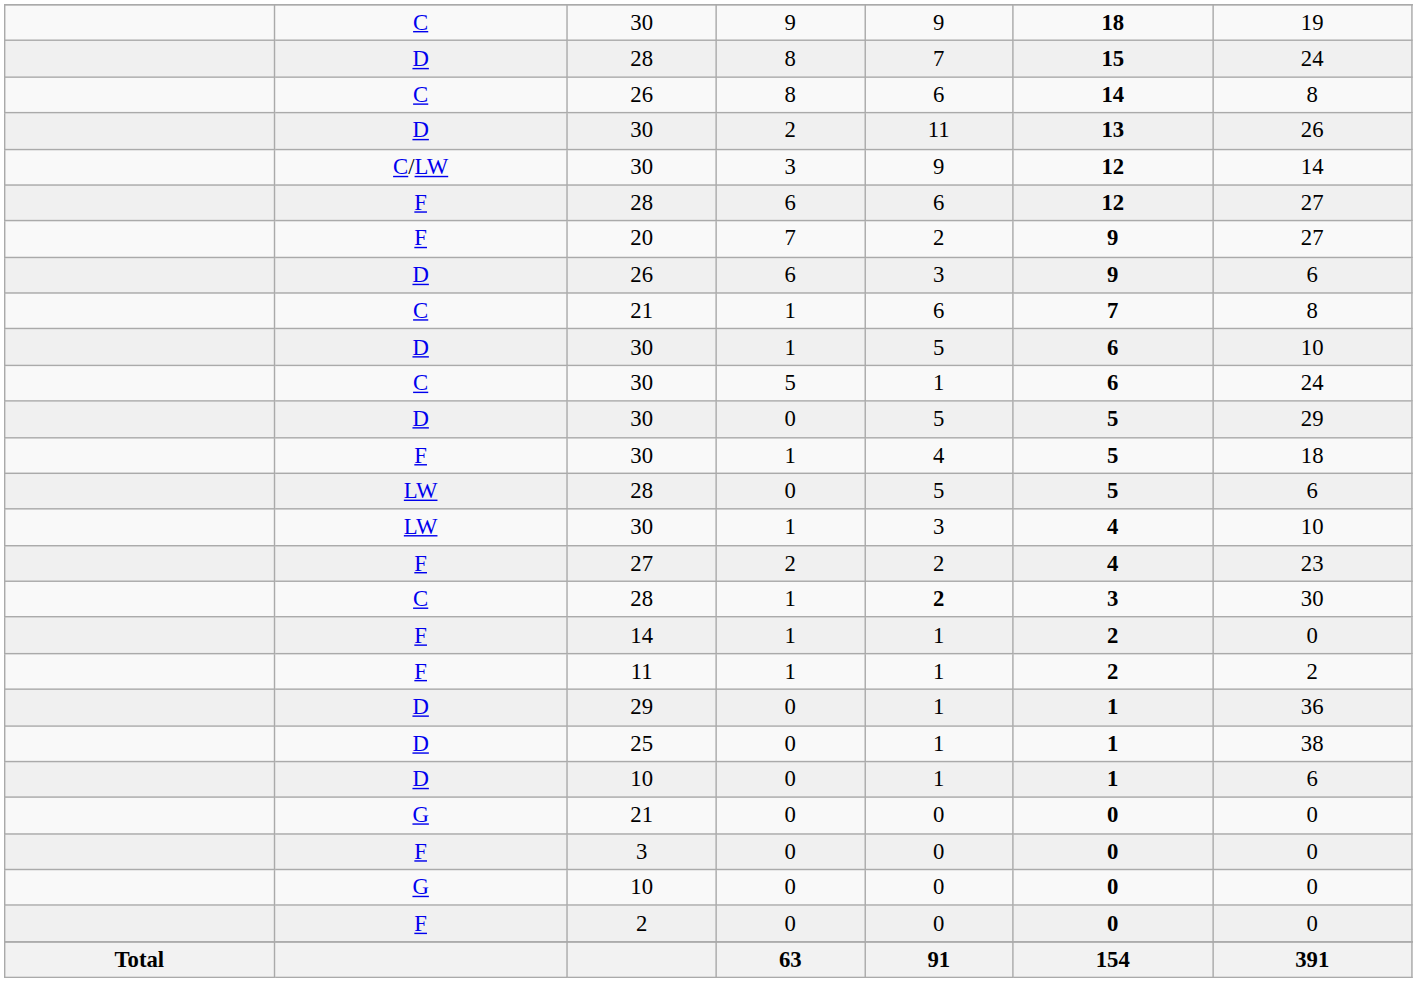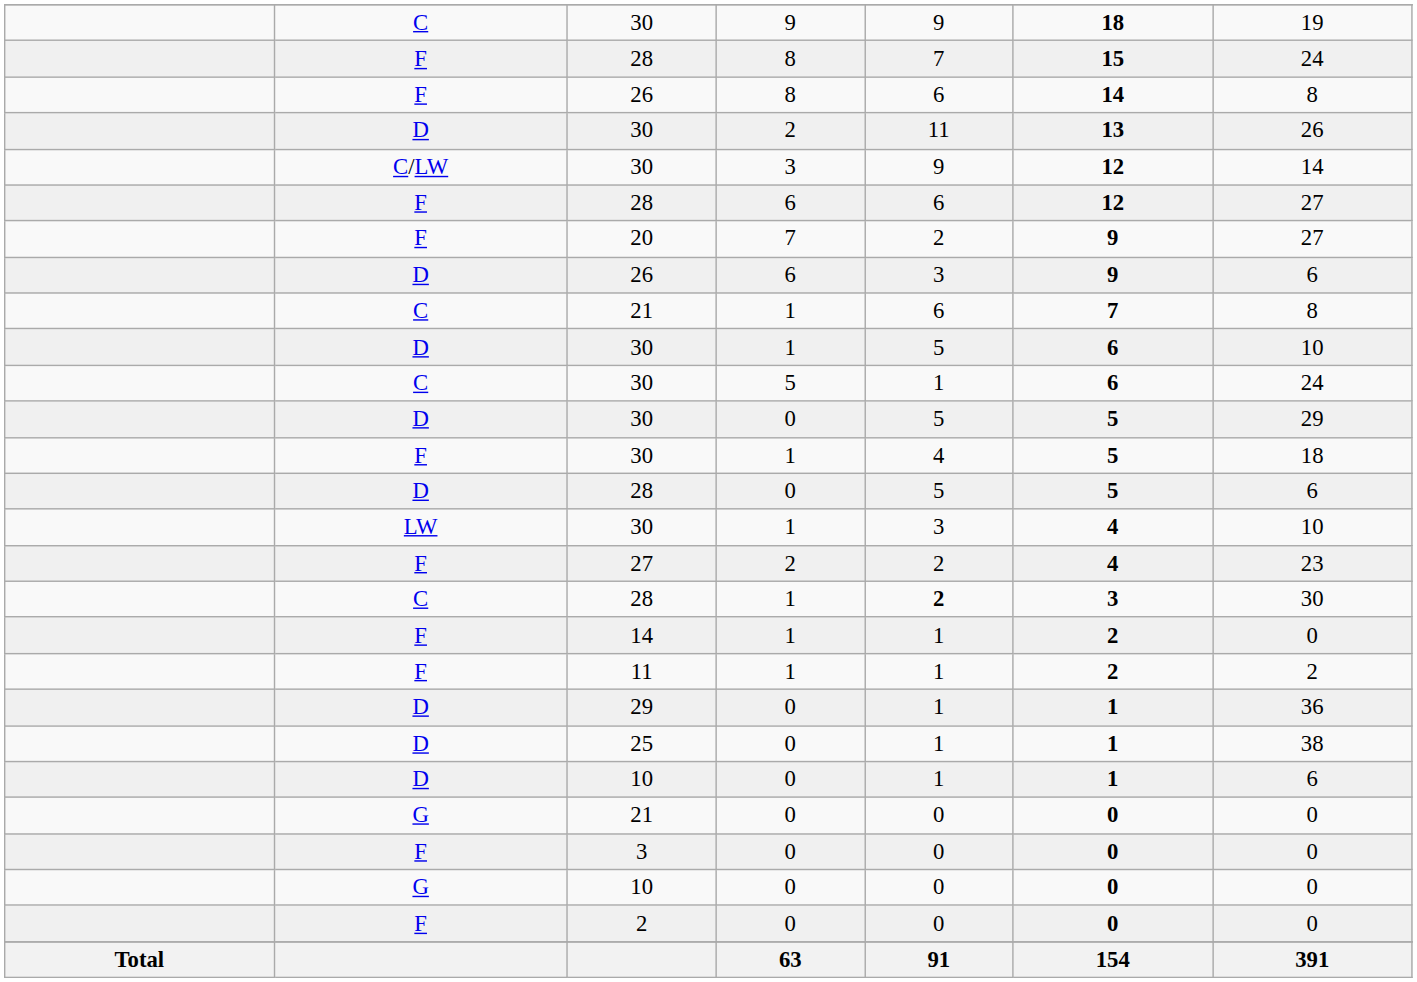(421, 58) D -> (421, 58) F
(421, 94) C -> (421, 94) F
(421, 490) LW -> (421, 490) D
